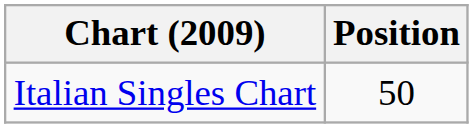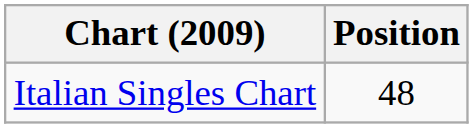(397, 92) 50 -> (397, 92) 48
